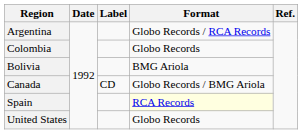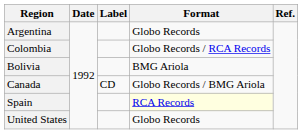(201, 31) Globo Records / RCA Records -> (166, 31) Globo Records
(166, 48) Globo Records -> (201, 48) Globo Records / RCA Records
